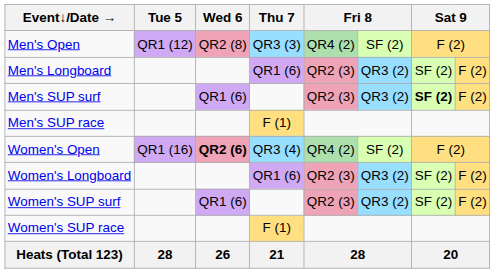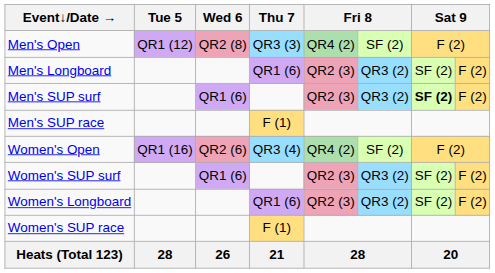(223, 149) bold -> (223, 149) normal
rows swapped: (69, 175) <-> (64, 202)
